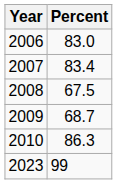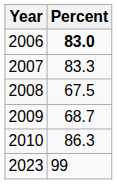(79, 41) normal -> (79, 41) bold
(79, 66) 83.4 -> (79, 66) 83.3
